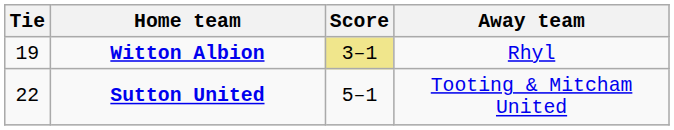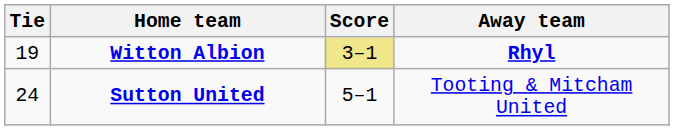(532, 53) normal -> (532, 53) bold
(27, 97) 22 -> (27, 97) 24
